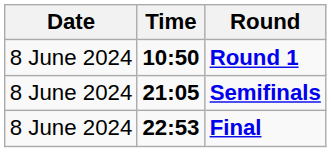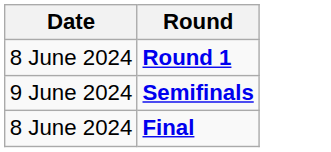- column: (171, 22)
(71, 92) 8 June 2024 -> (71, 92) 9 June 2024
